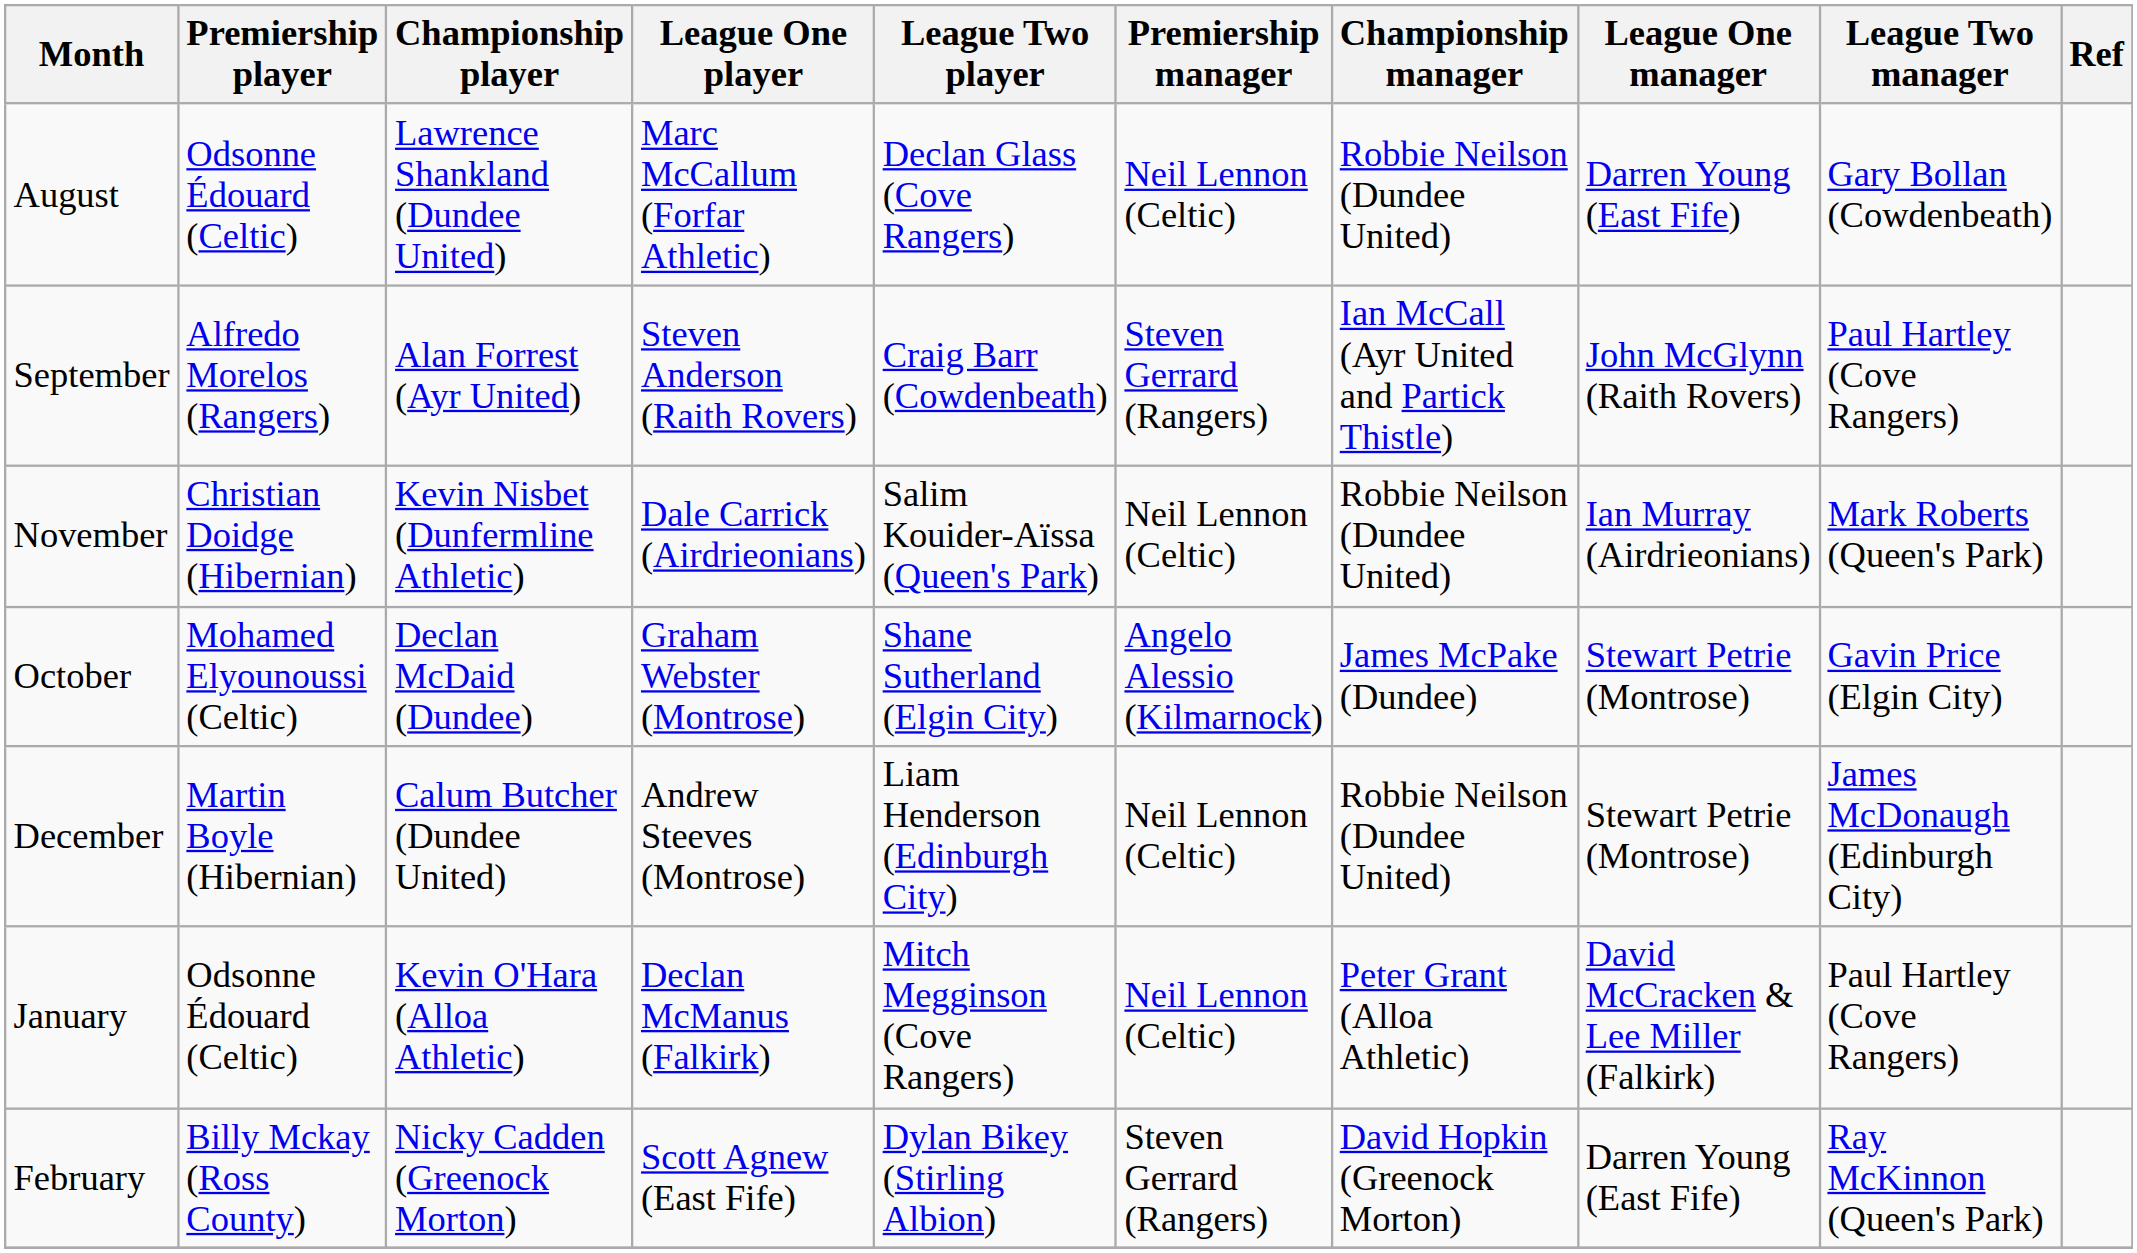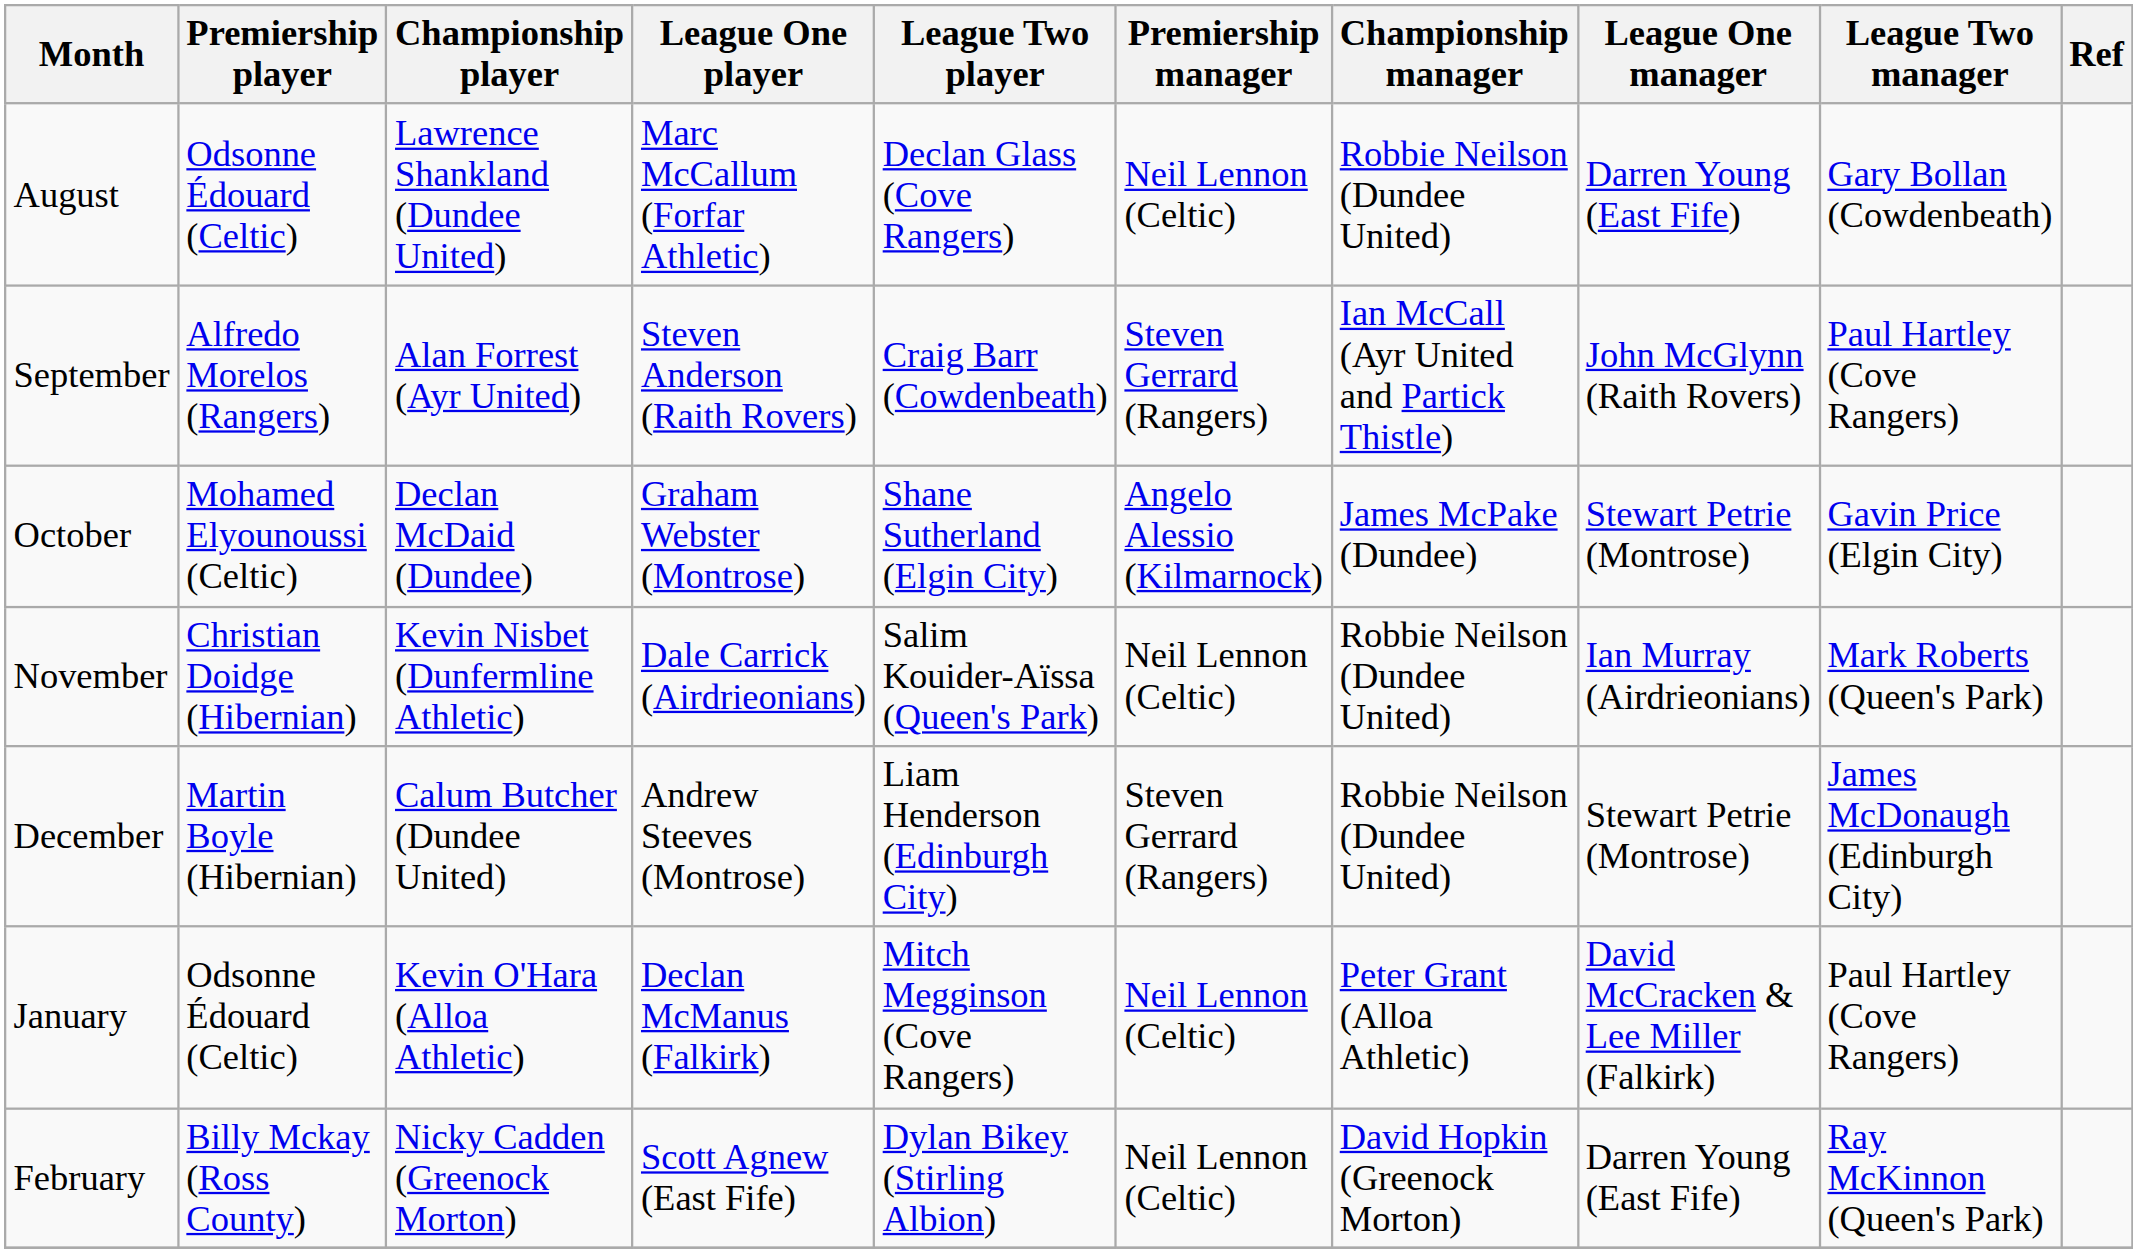rows swapped: (72, 675) <-> (91, 535)
(1216, 835) Neil Lennon (Celtic) -> (1196, 835) Steven Gerrard (Rangers)
(1196, 1177) Steven Gerrard (Rangers) -> (1216, 1177) Neil Lennon (Celtic)
